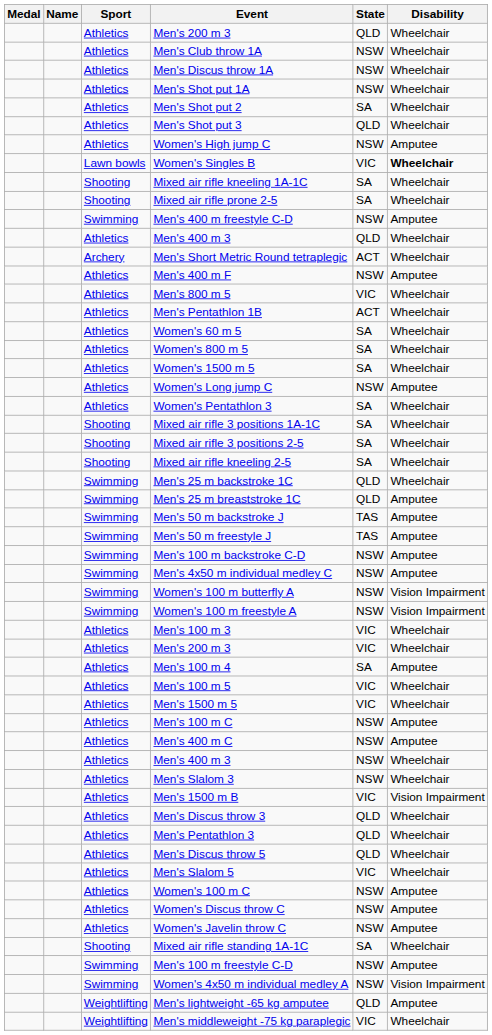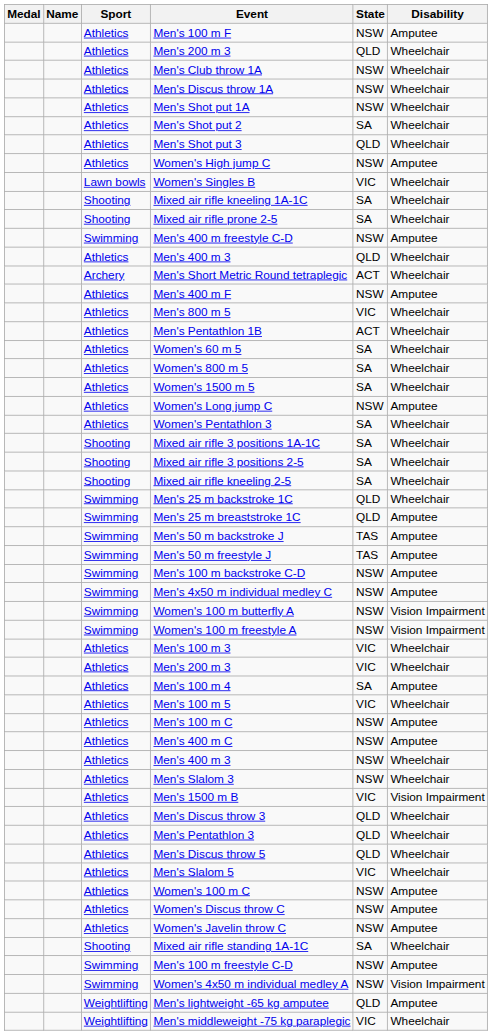+ row: (106, 33)
(422, 163) bold -> (420, 182) normal
- row: (106, 704)
